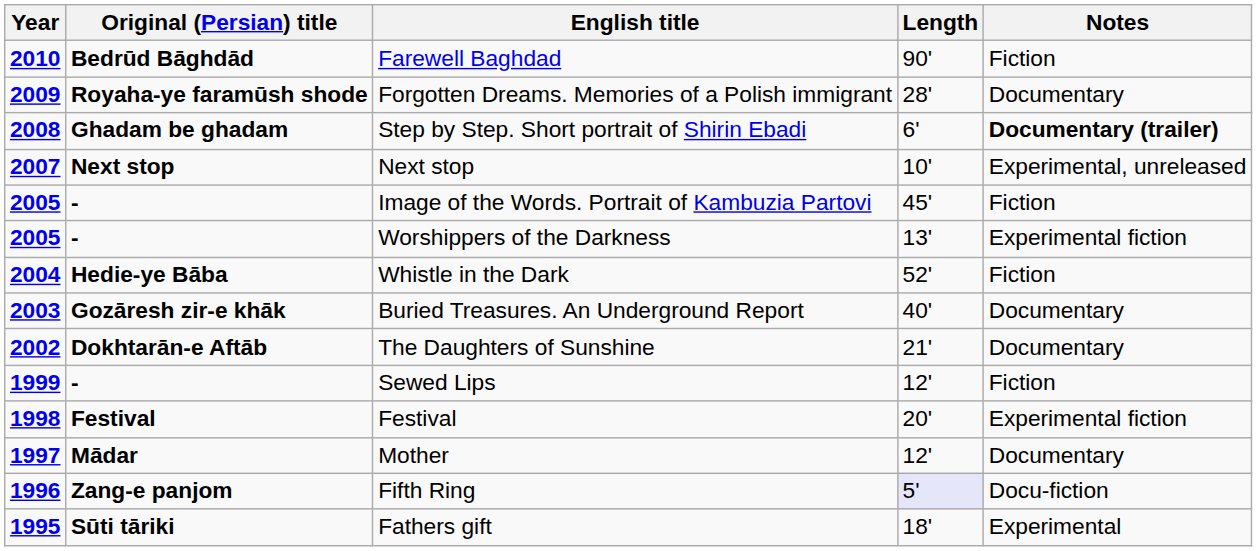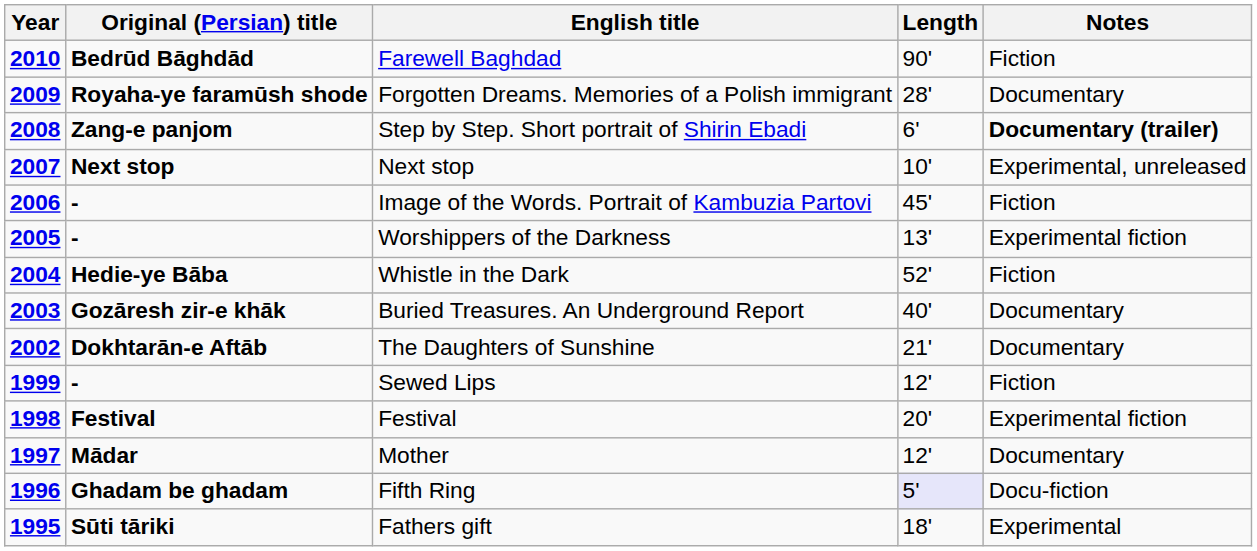(180, 130) Ghadam be ghadam -> (152, 130) Zang-e panjom
(35, 202) 2005 -> (35, 202) 2006
(152, 490) Zang-e panjom -> (180, 490) Ghadam be ghadam
